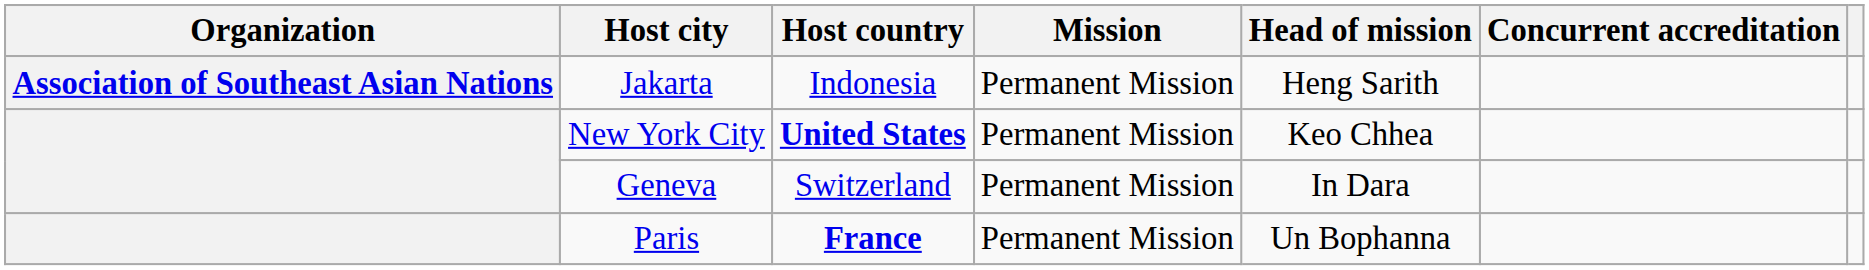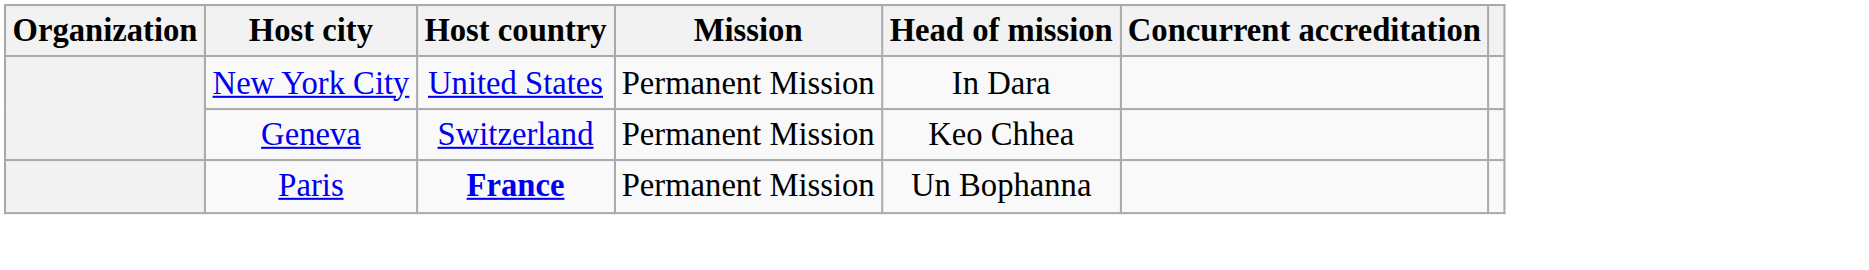- row: (666, 82)
(873, 133) bold -> (516, 82) normal
(1360, 133) Keo Chhea -> (1001, 82) In Dara
(1360, 185) In Dara -> (1001, 133) Keo Chhea
